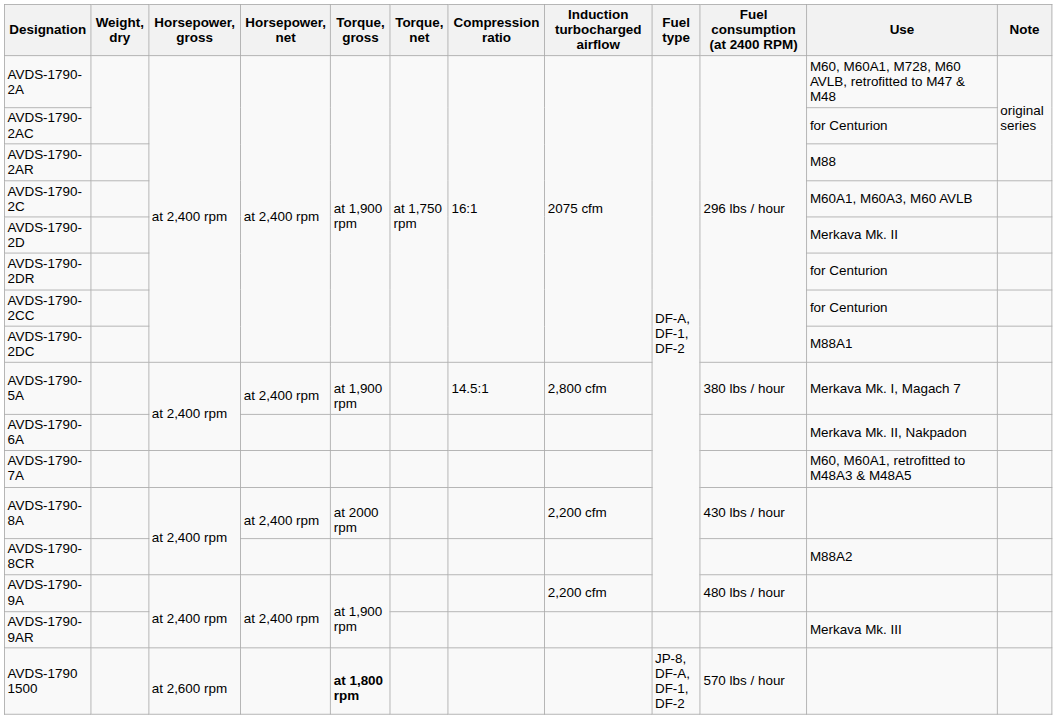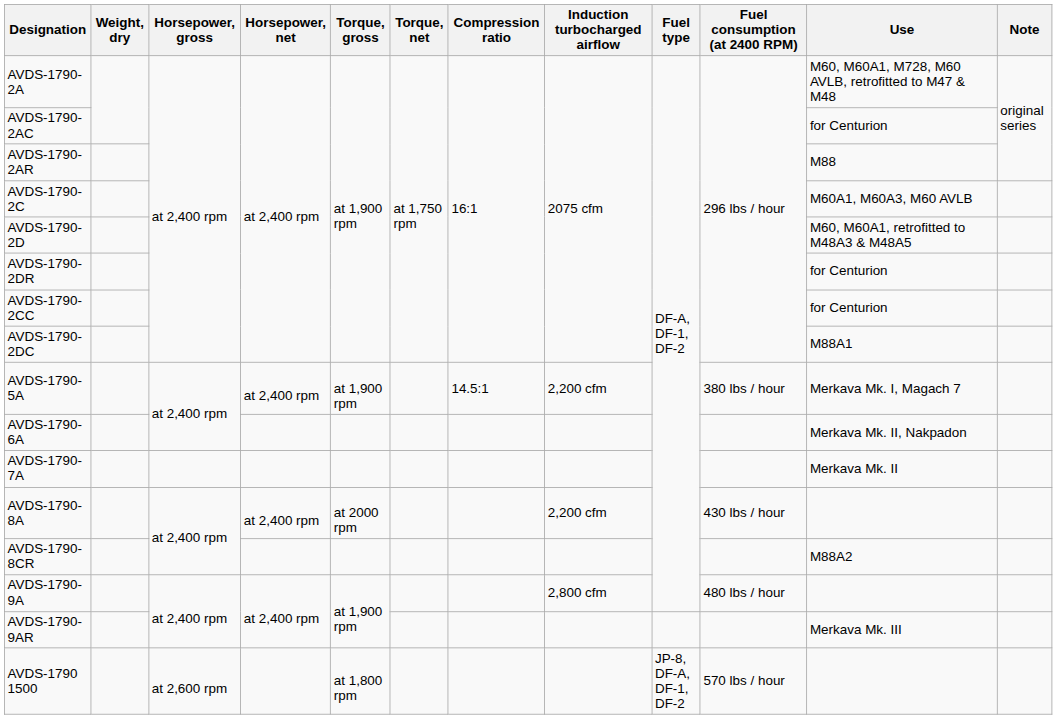(854, 235) Merkava Mk. II -> (888, 235) M60, M60A1, retrofitted to M48A3 & M48A5
(577, 388) 2,800 cfm -> (577, 388) 2,200 cfm
(888, 468) M60, M60A1, retrofitted to M48A3 & M48A5 -> (854, 468) Merkava Mk. II
(577, 593) 2,200 cfm -> (577, 593) 2,800 cfm
(358, 688) bold -> (358, 688) normal
